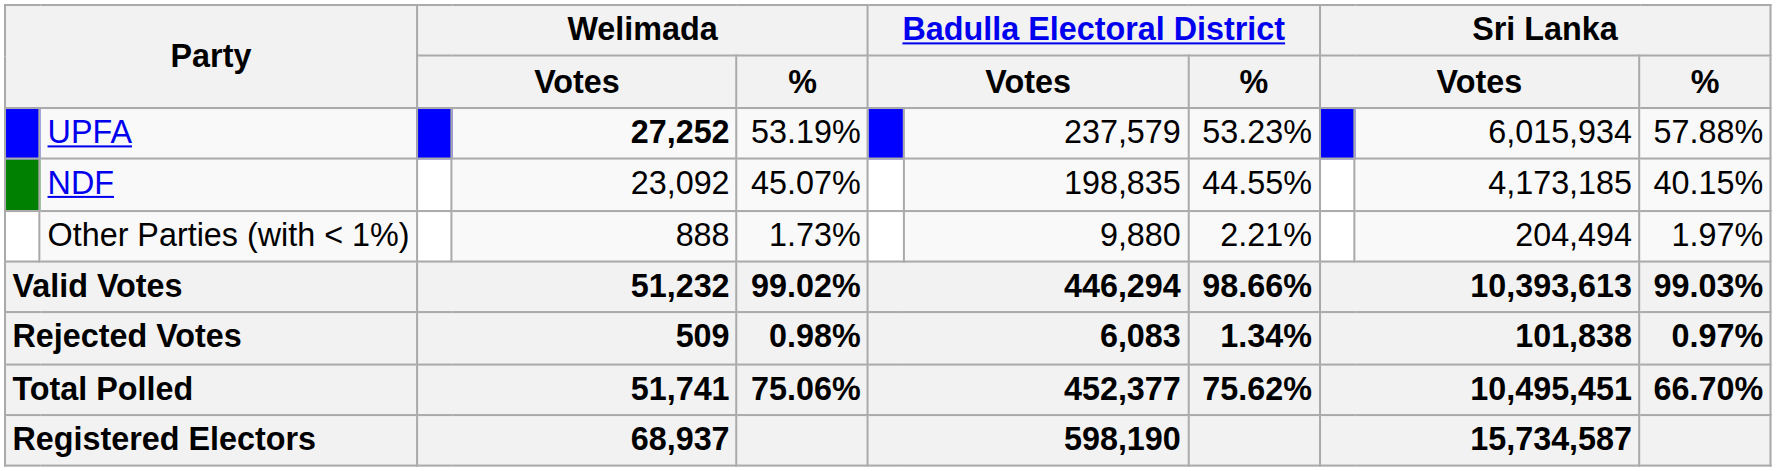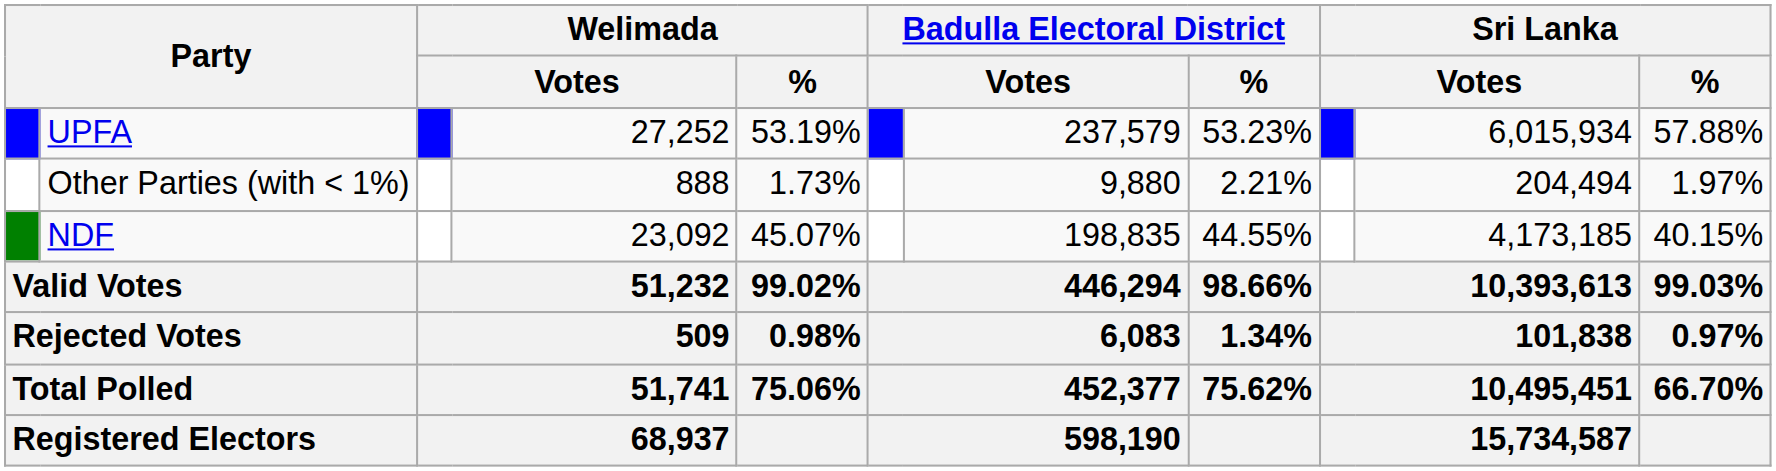(680, 132) bold -> (680, 132) normal
rows swapped: (81, 183) <-> (229, 235)
